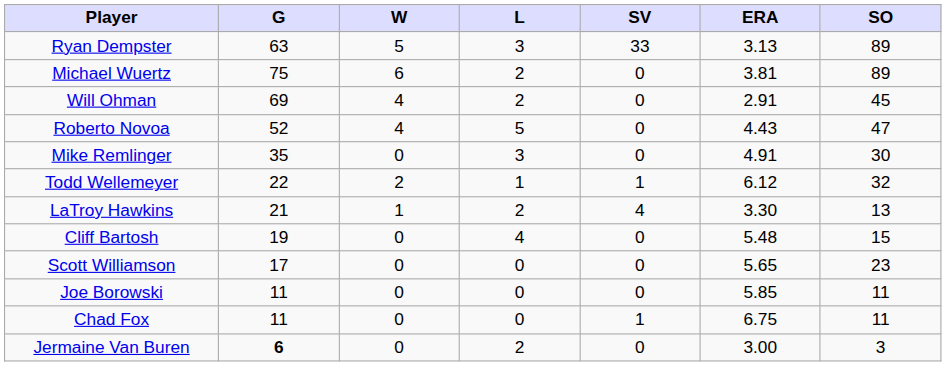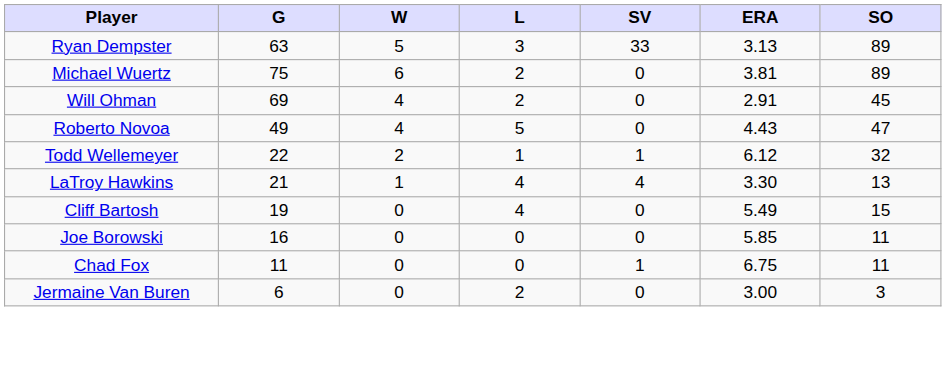(279, 127) 52 -> (279, 127) 49
- row: (112, 155)
(519, 210) 2 -> (519, 182) 4
(760, 237) 5.48 -> (760, 210) 5.49
- row: (112, 264)
(279, 292) 11 -> (279, 237) 16
(279, 347) bold -> (279, 292) normal
